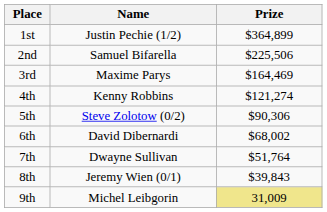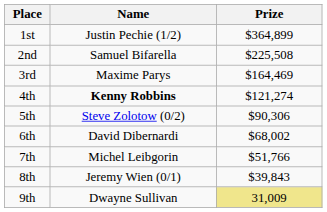(269, 55) $225,506 -> (269, 55) $225,508
(133, 95) normal -> (133, 95) bold
(133, 156) Dwayne Sullivan -> (133, 156) Michel Leibgorin
(269, 156) $51,764 -> (269, 156) $51,766
(133, 197) Michel Leibgorin -> (133, 197) Dwayne Sullivan
